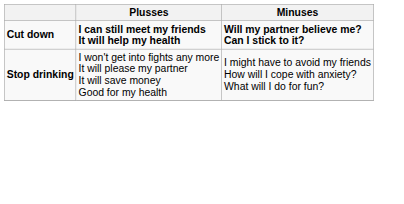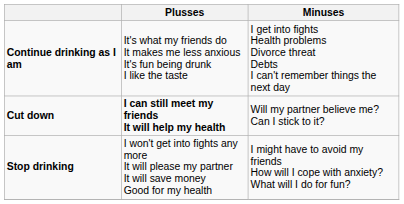+ row: (61, 58)
(293, 35) bold -> (315, 115) normal
